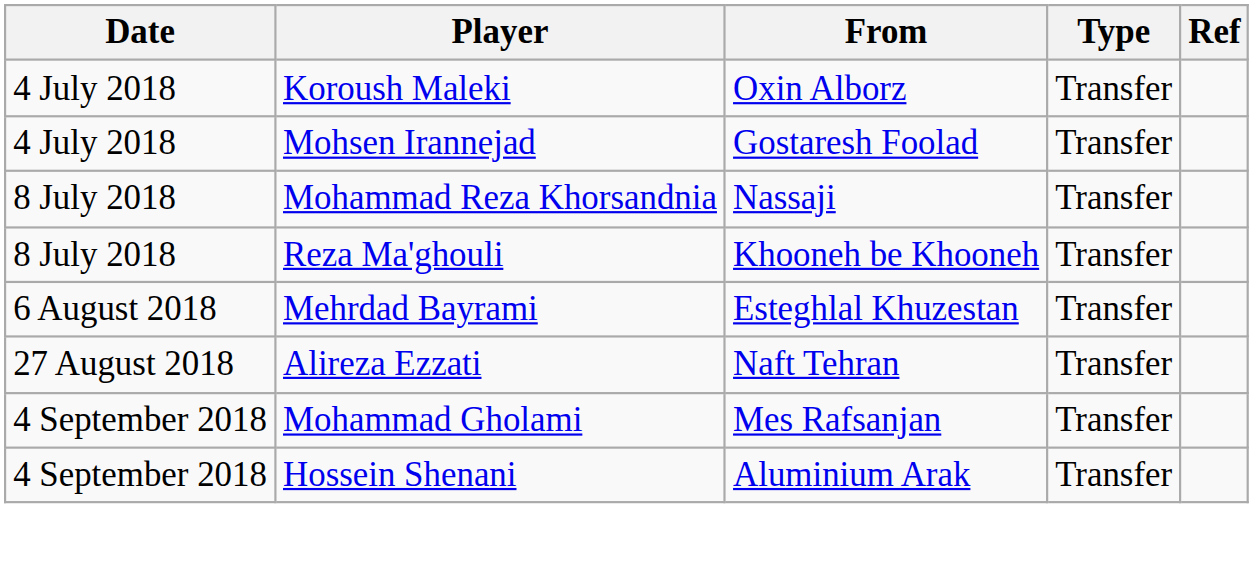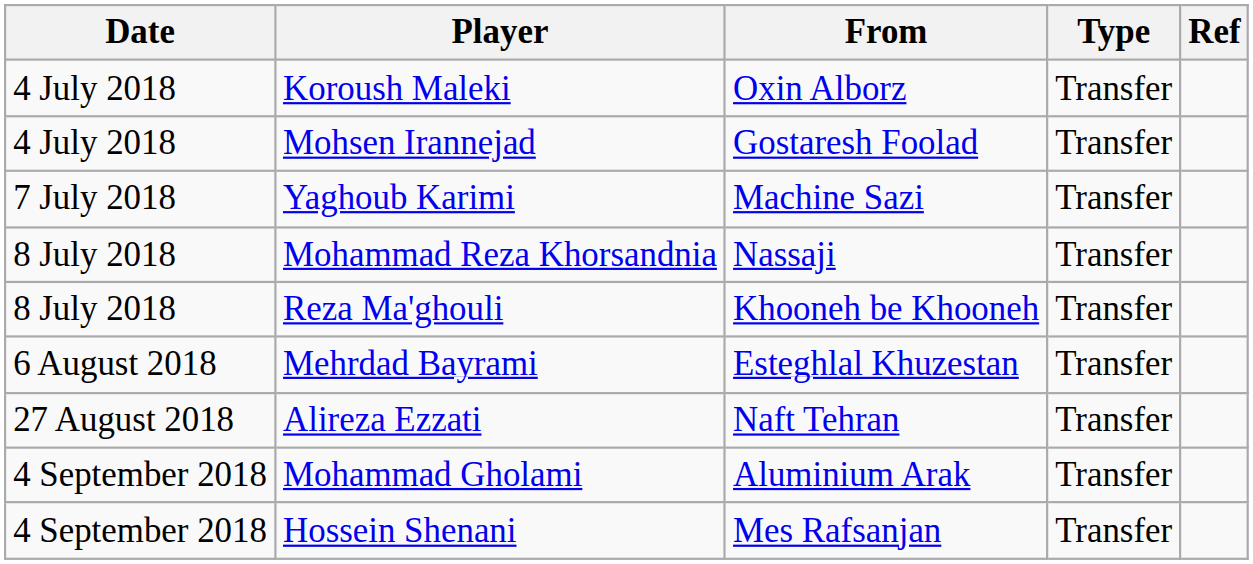+ row: (399, 198)
(837, 419) Mes Rafsanjan -> (852, 474) Aluminium Arak
(852, 474) Aluminium Arak -> (837, 530) Mes Rafsanjan
